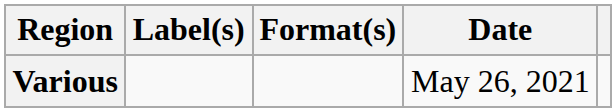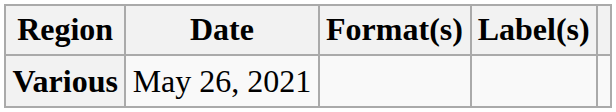columns swapped: (500, 29) <-> (189, 29)
